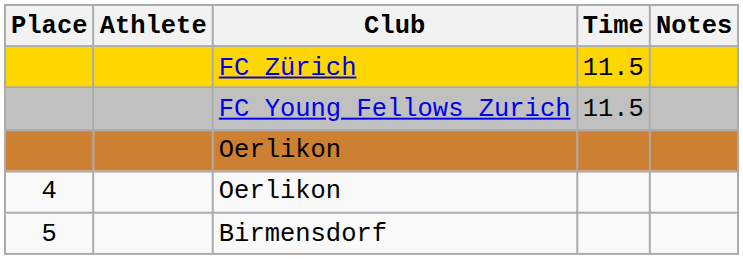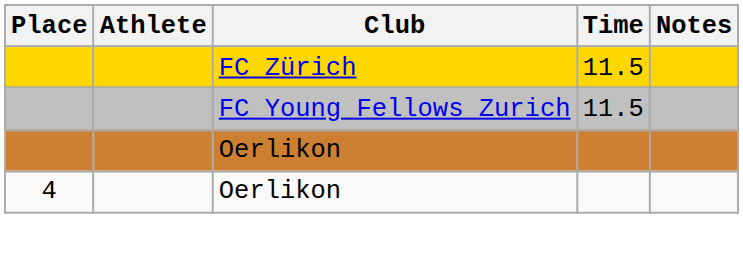- row: (49, 233)
